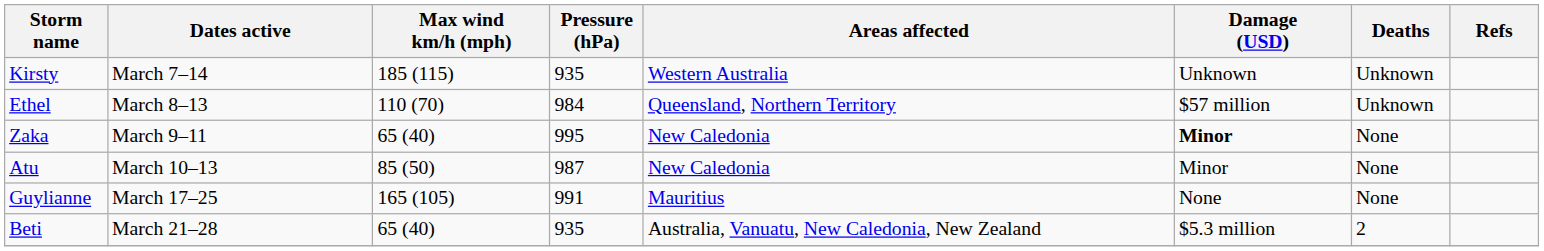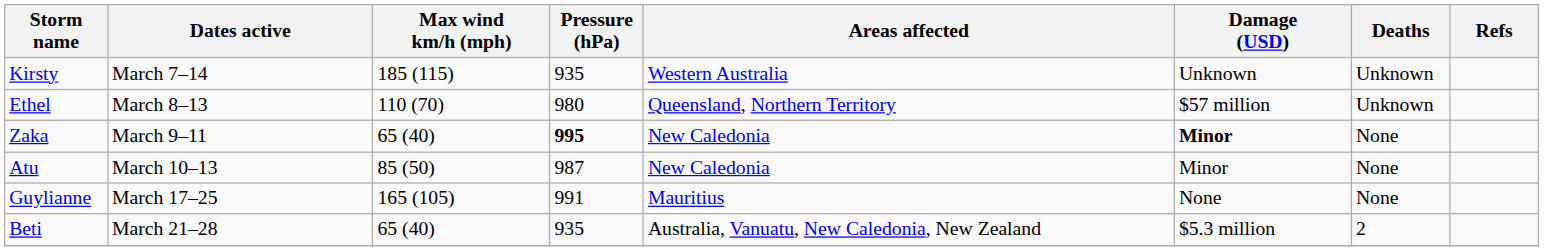(569, 104) 984 -> (569, 104) 980
(569, 135) normal -> (569, 135) bold
